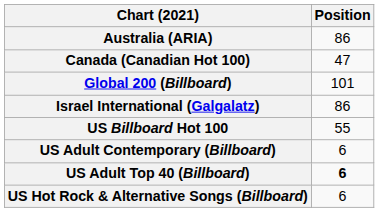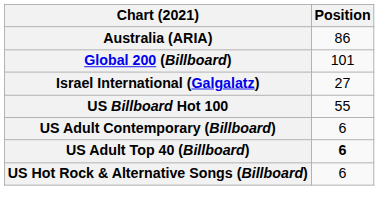- row: (158, 60)
(343, 106) 86 -> (343, 83) 27
